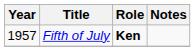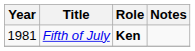(22, 35) 1957 -> (22, 35) 1981
